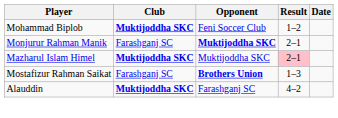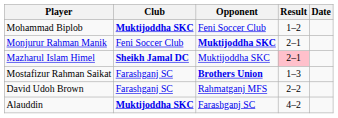(144, 43) Farashganj SC -> (150, 43) Feni Soccer Club
(155, 58) Muktijoddha SKC -> (152, 58) Sheikh Jamal DC
+ row: (45, 89)
